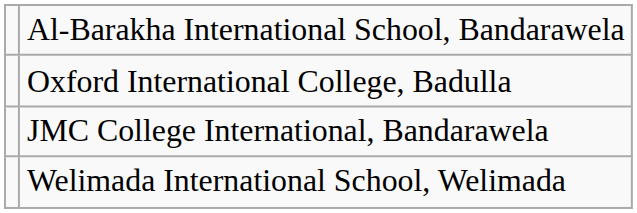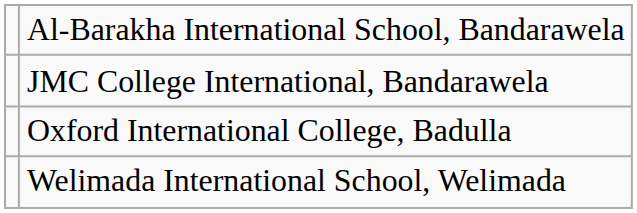rows swapped: (288, 130) <-> (269, 80)
